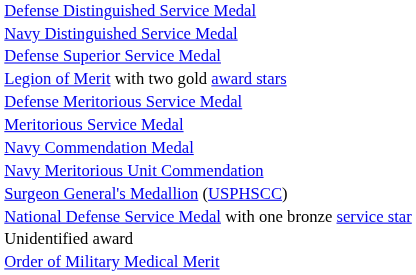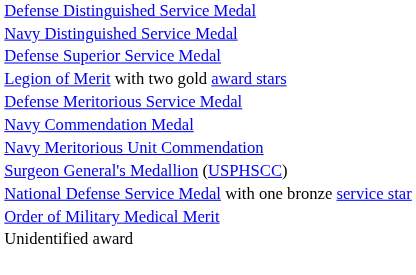- row: (94, 124)
rows swapped: (69, 239) <-> (112, 262)
